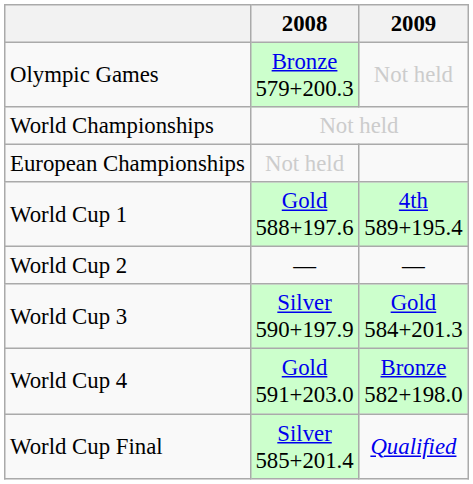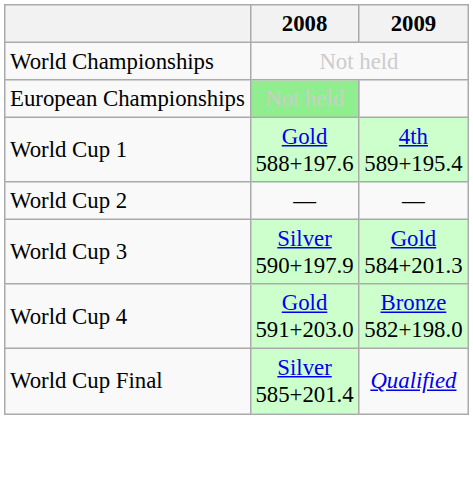- row: (84, 74)
(305, 163) no background -> (305, 98) lightgreen background
